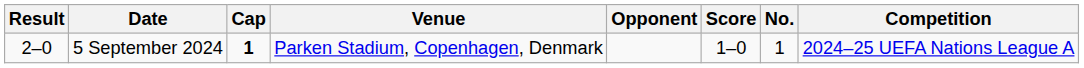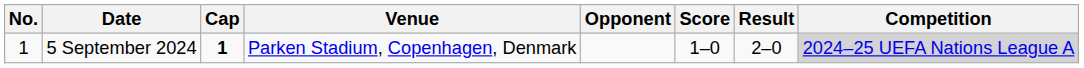columns swapped: (780, 18) <-> (37, 18)
(939, 47) no background -> (939, 47) lightgrey background
